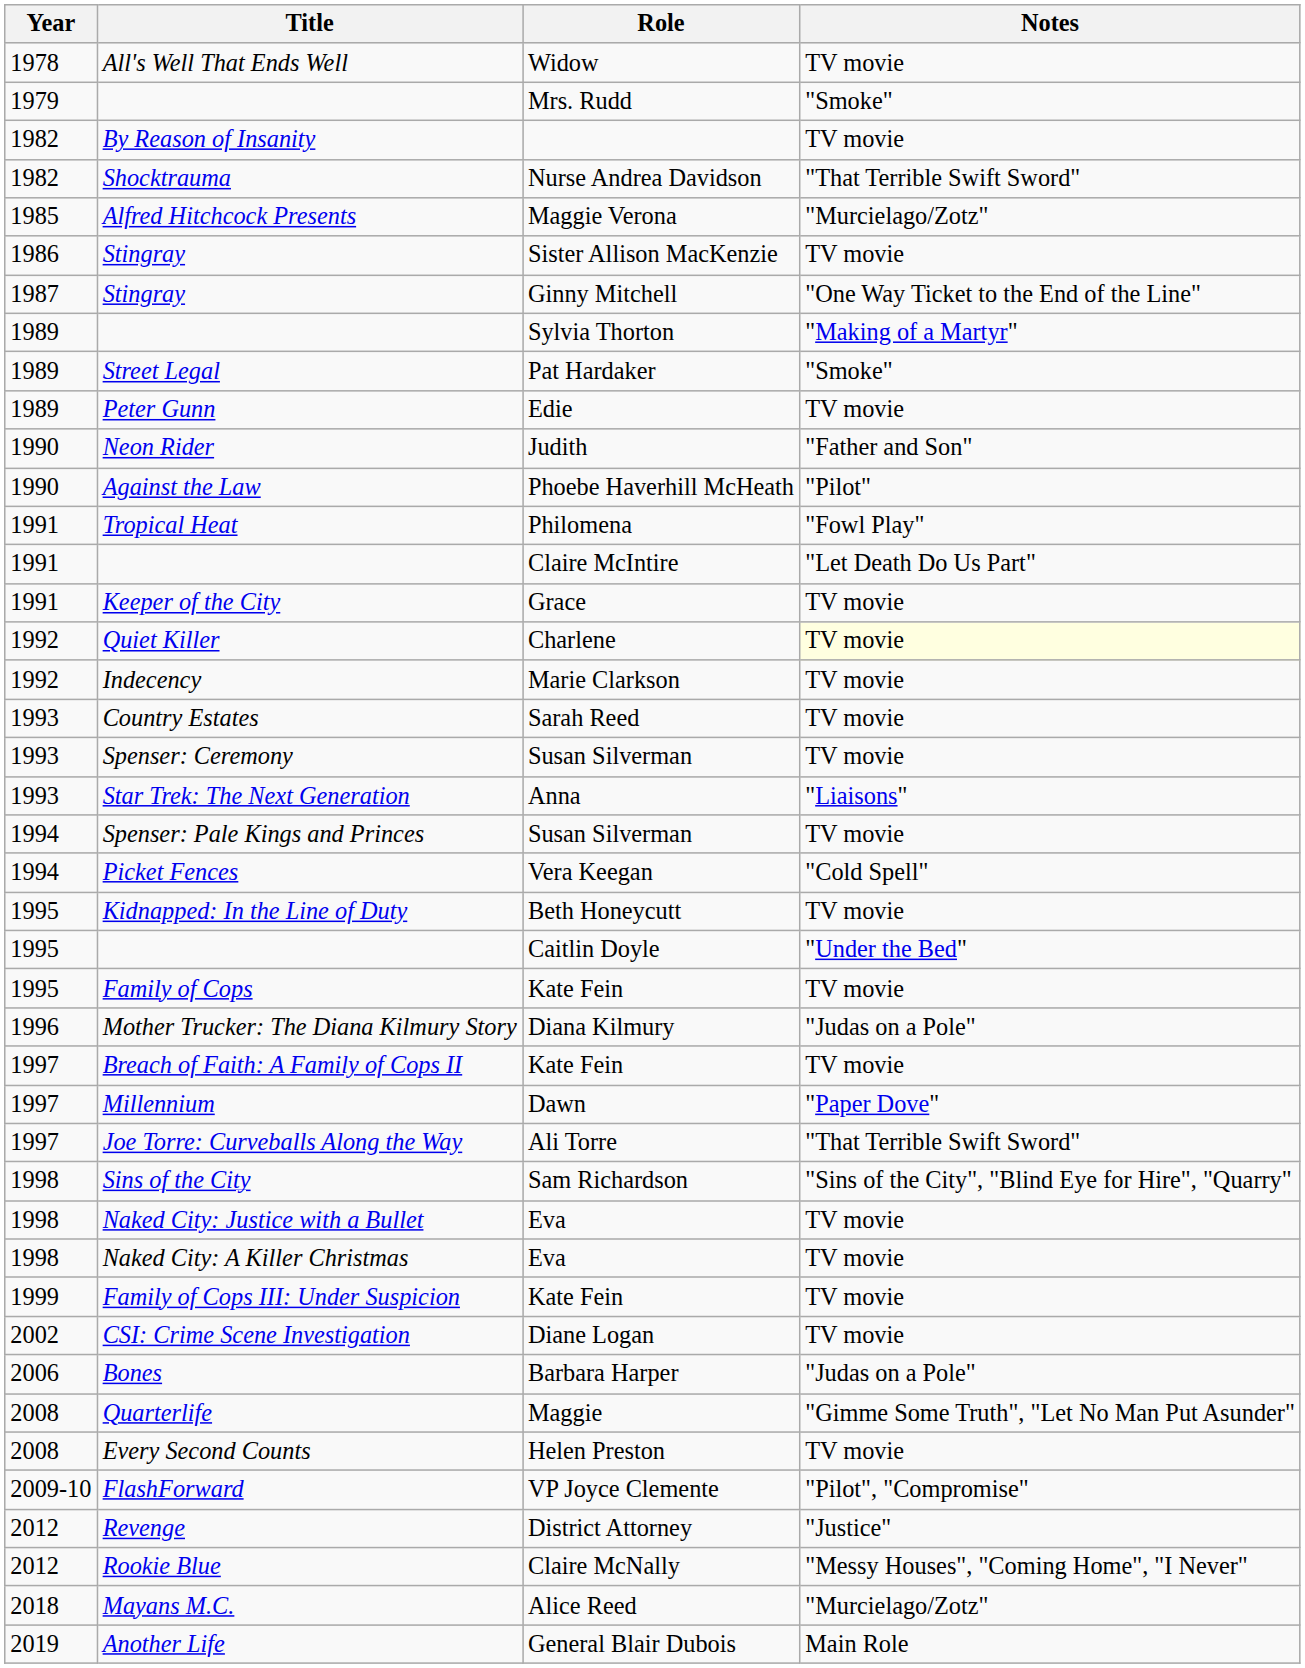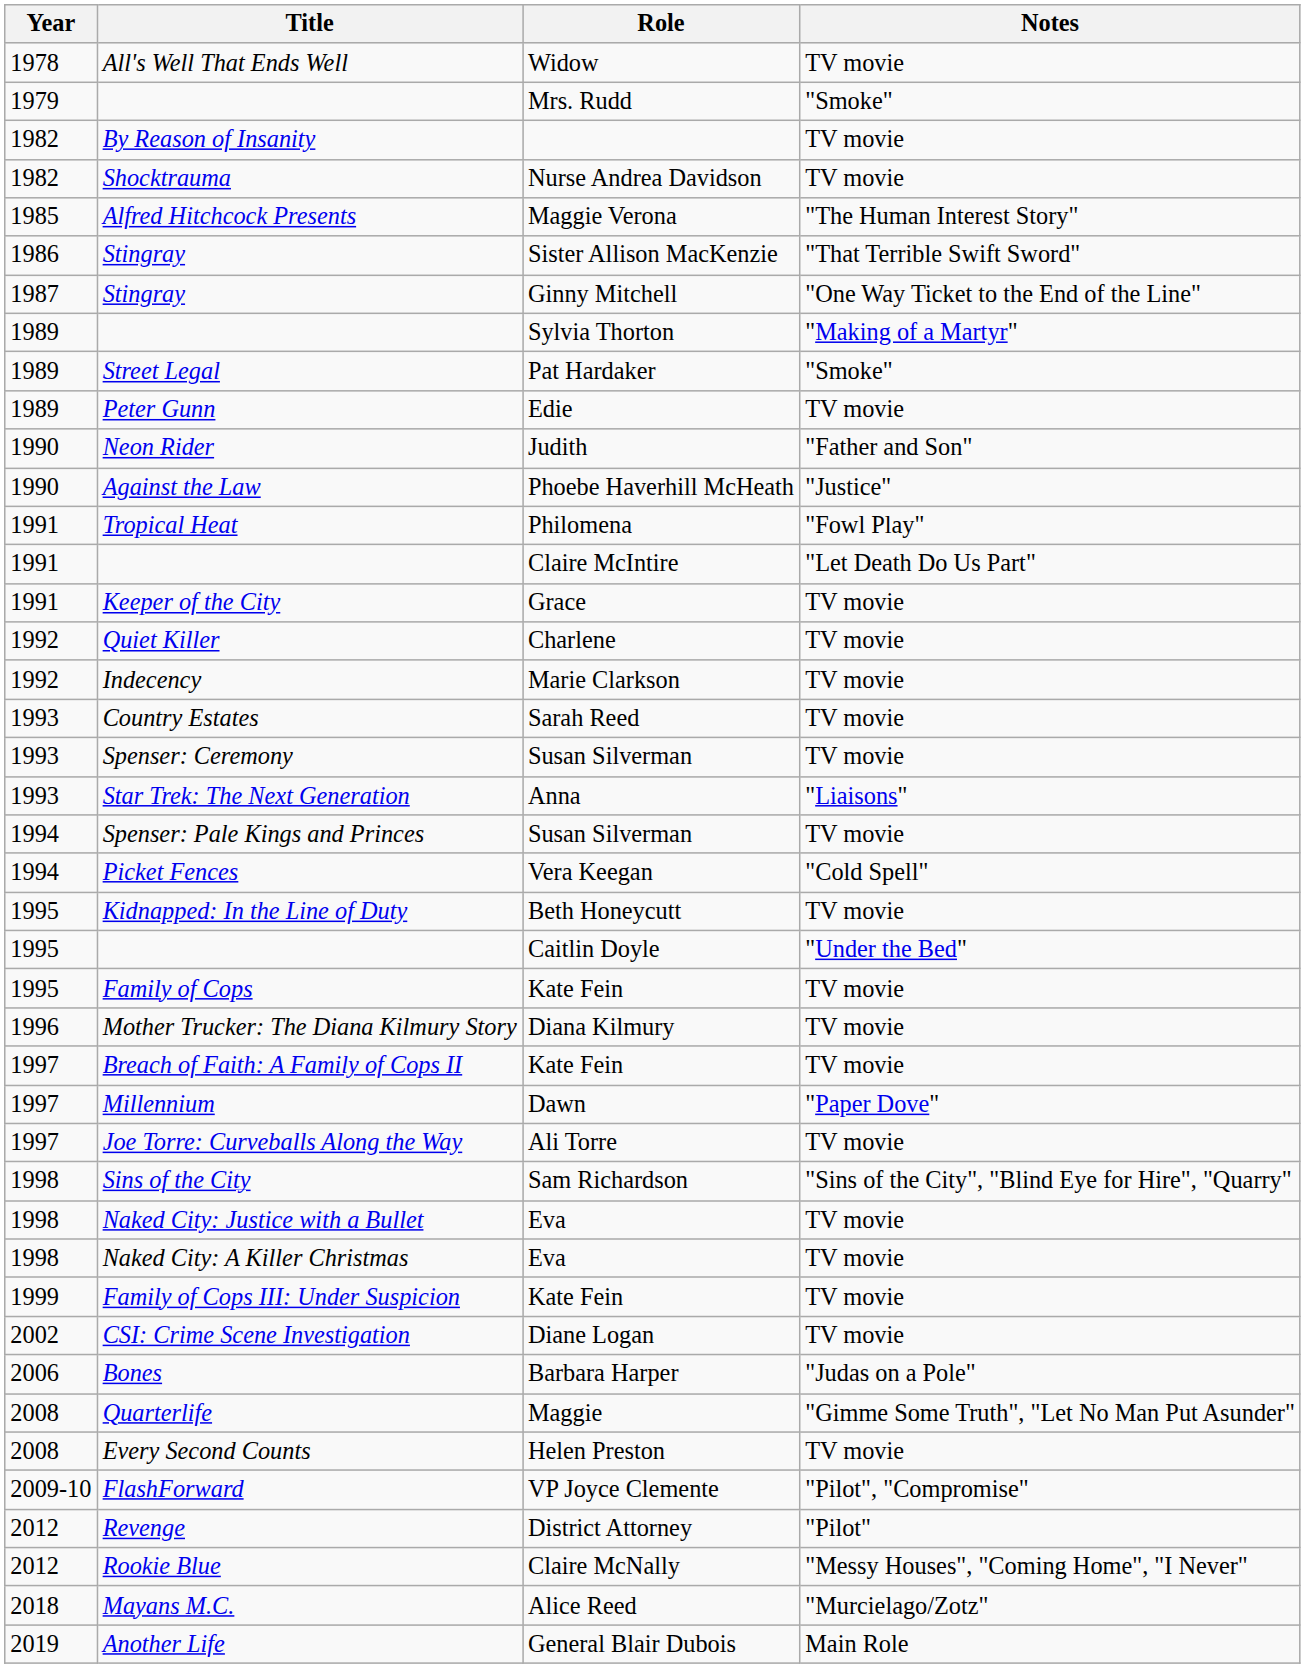(943, 178) "That Terrible Swift Sword" -> (855, 178) TV movie
(897, 216) "Murcielago/Zotz" -> (942, 216) "The Human Interest Story"
(855, 255) TV movie -> (943, 255) "That Terrible Swift Sword"
(838, 486) "Pilot" -> (848, 486) "Justice"
(855, 640) lightyellow background -> (855, 640) no background
(890, 1026) "Judas on a Pole" -> (855, 1026) TV movie
(943, 1142) "That Terrible Swift Sword" -> (855, 1142) TV movie
(848, 1528) "Justice" -> (838, 1528) "Pilot"
